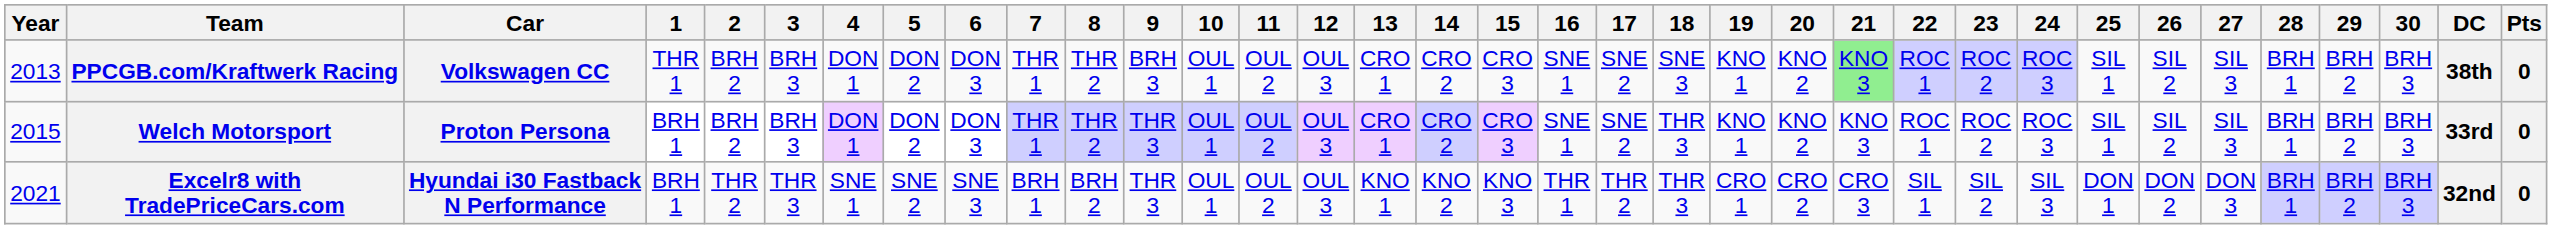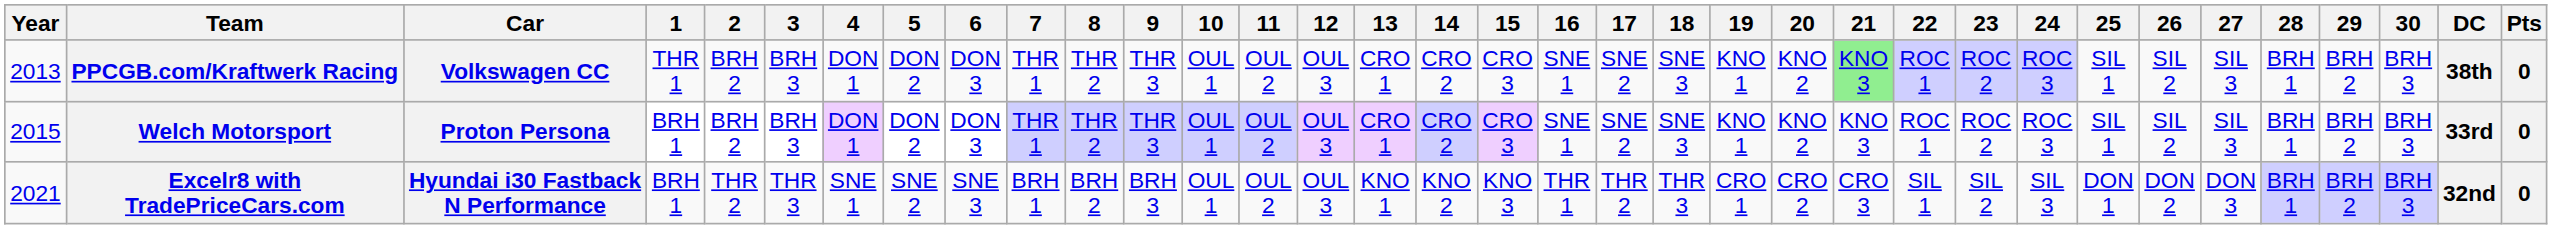(1153, 71) BRH 3 -> (1153, 71) THR 3
(1682, 132) THR 3 -> (1682, 132) SNE 3
(1153, 192) THR 3 -> (1153, 192) BRH 3
